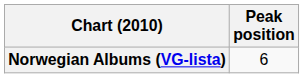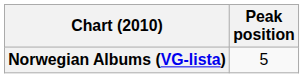(264, 60) 6 -> (264, 60) 5
